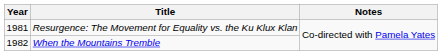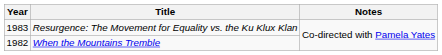(17, 27) 1981 -> (17, 27) 1983
